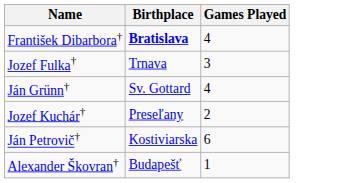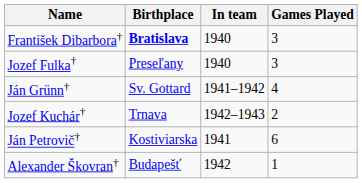+ column: (234, 15)
(207, 38) 4 -> (275, 38) 3
(148, 63) Trnava -> (156, 63) Preseľany
(156, 114) Preseľany -> (148, 114) Trnava
